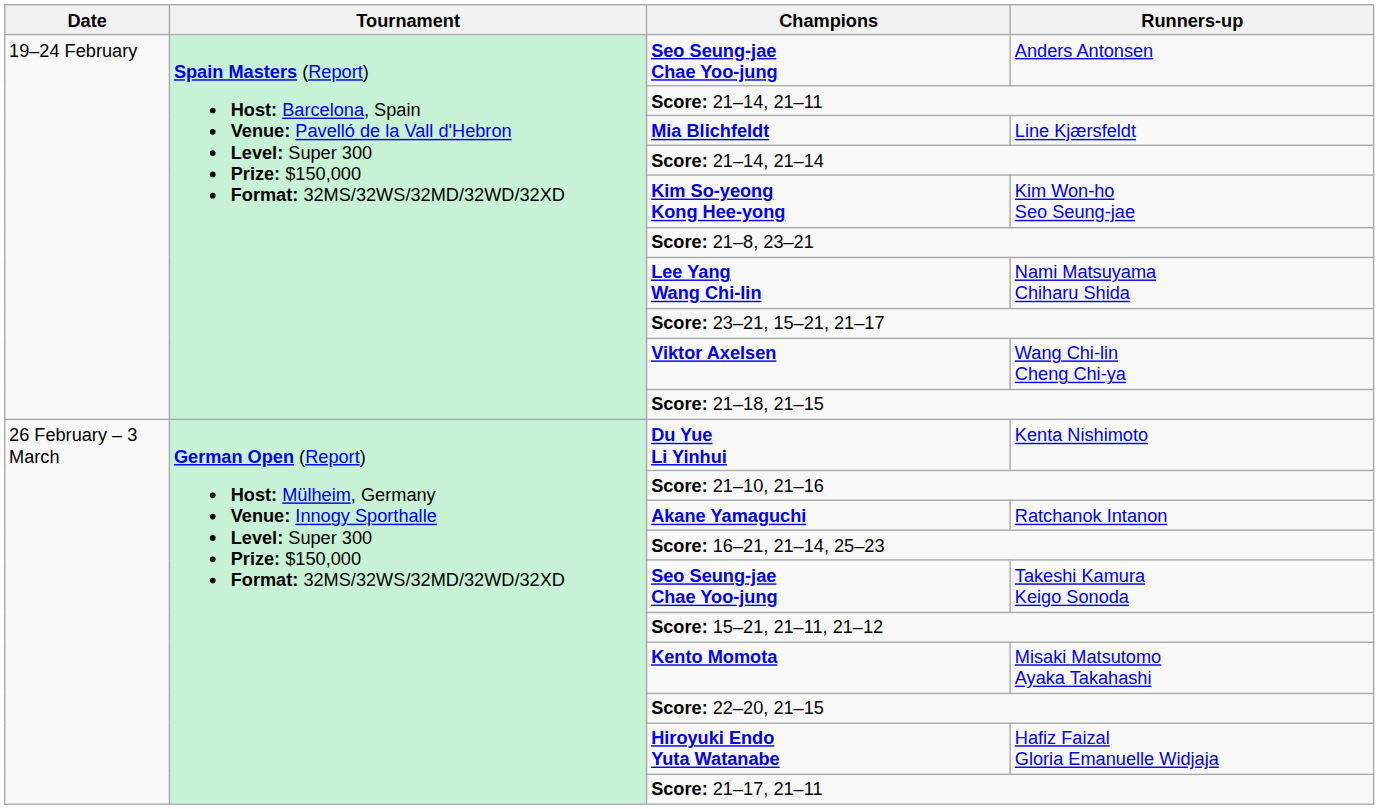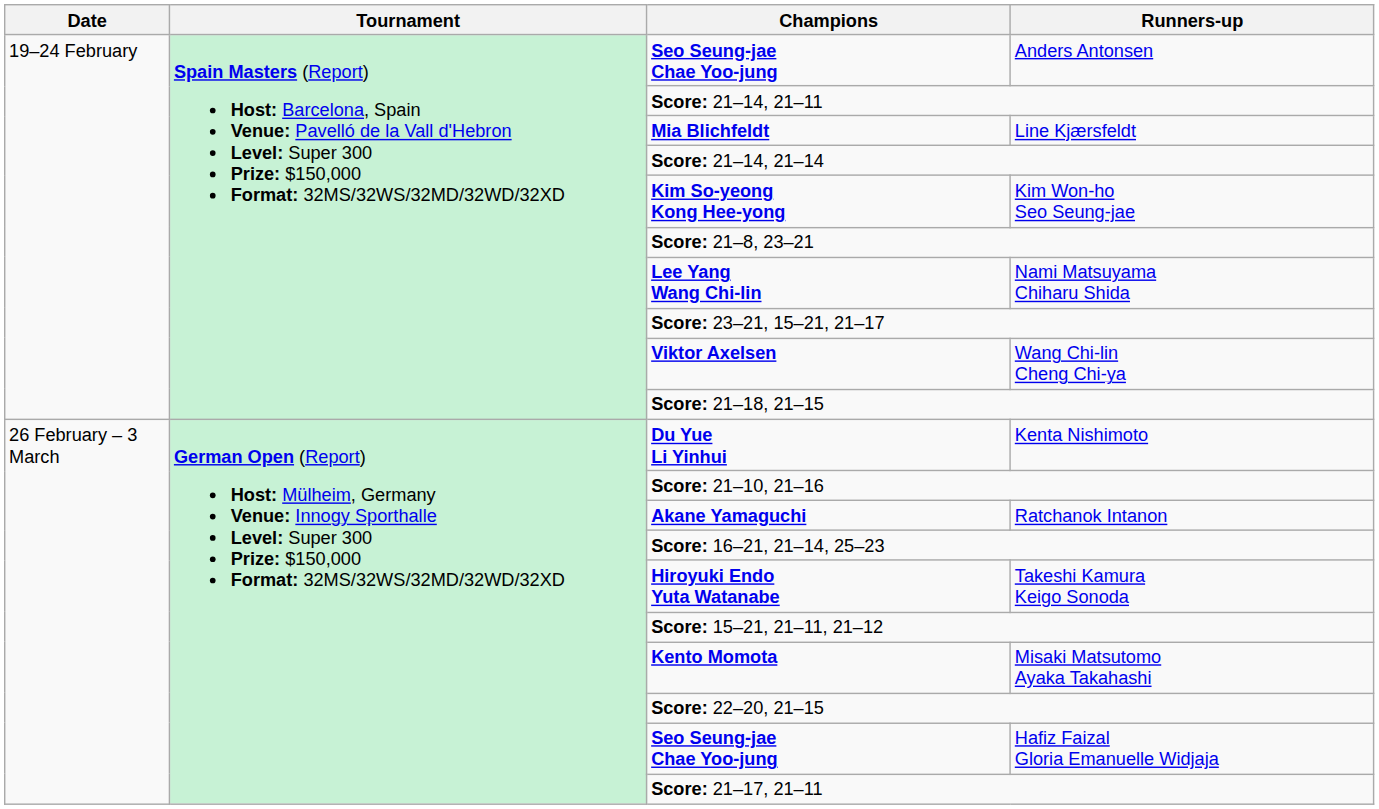(714, 586) Seo Seung-jae Chae Yoo-jung -> (715, 586) Hiroyuki Endo Yuta Watanabe
(715, 748) Hiroyuki Endo Yuta Watanabe -> (714, 748) Seo Seung-jae Chae Yoo-jung
